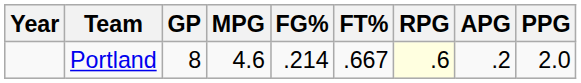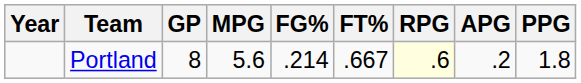(249, 60) 4.6 -> (249, 60) 5.6
(555, 60) 2.0 -> (555, 60) 1.8
